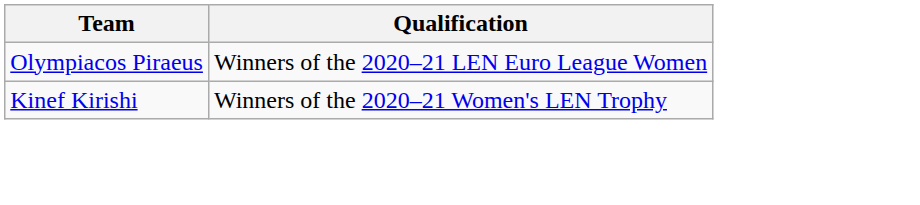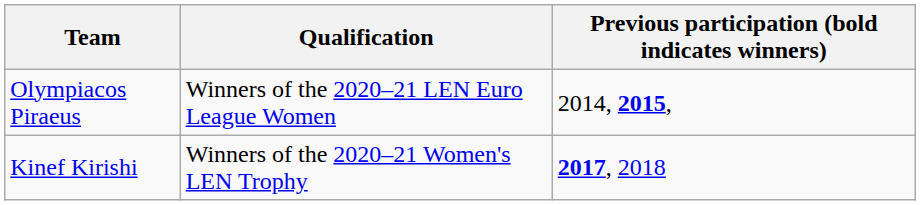+ column: (734, 37)
